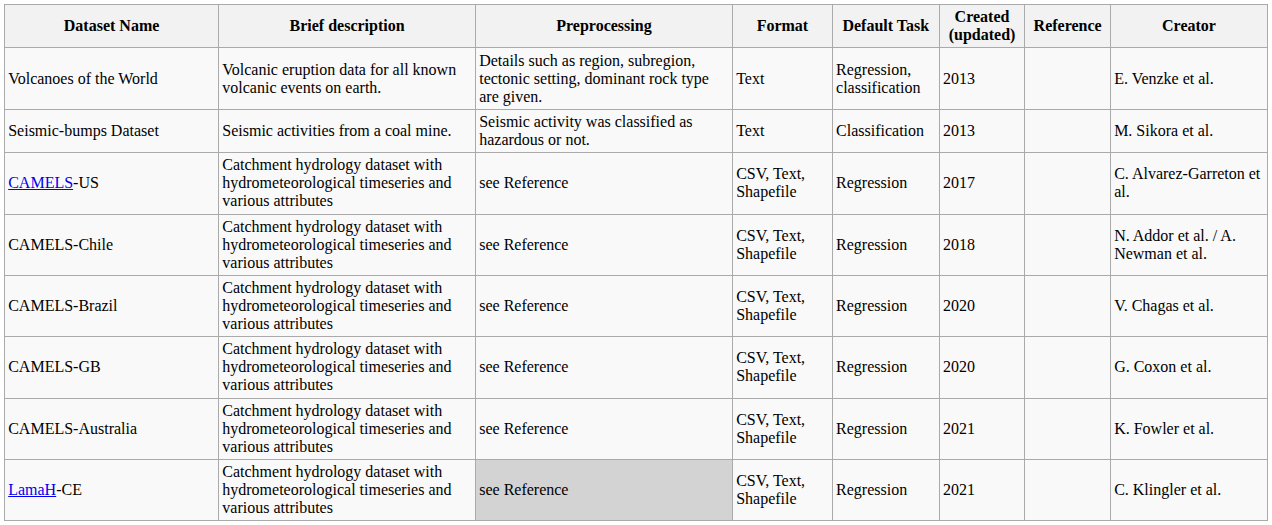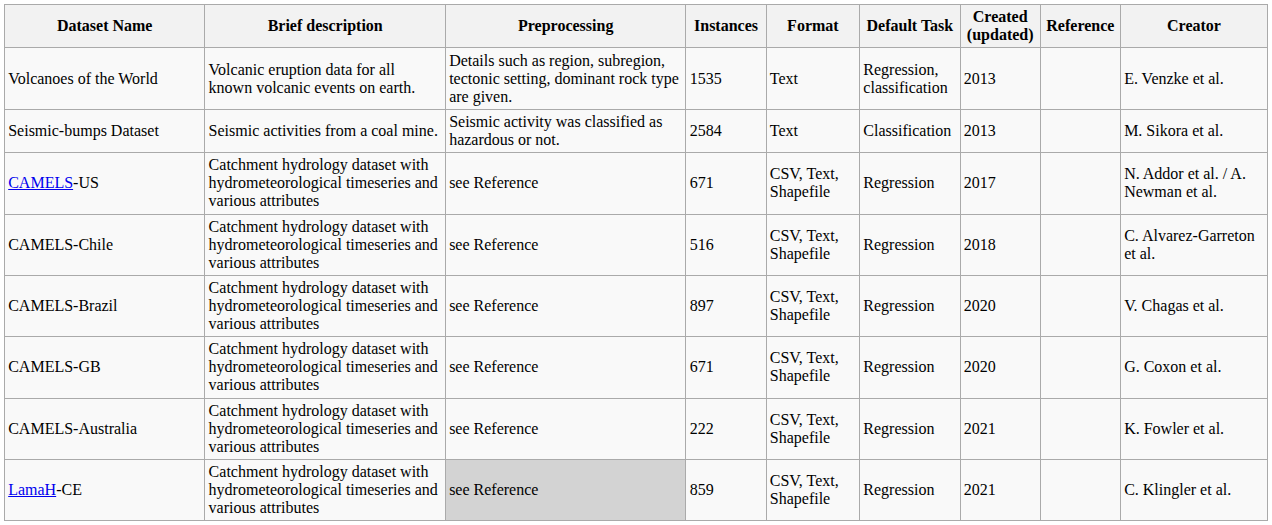+ column: (726, 26)
(1187, 183) C. Alvarez-Garreton et al. -> (1185, 183) N. Addor et al. / A. Newman et al.
(1175, 244) N. Addor et al. / A. Newman et al. -> (1189, 244) C. Alvarez-Garreton et al.
